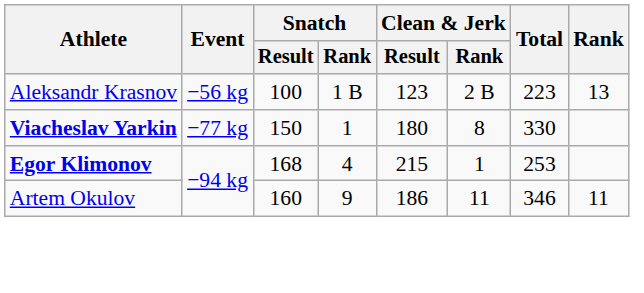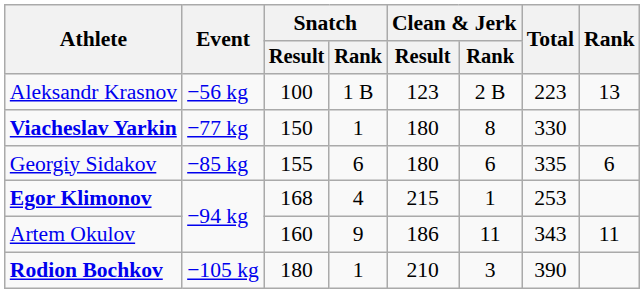+ row: (83, 163)
(540, 198) 346 -> (550, 234) 343
+ row: (86, 270)
